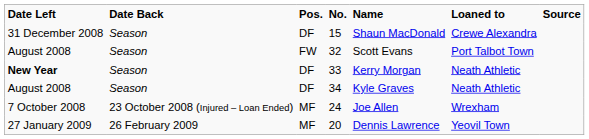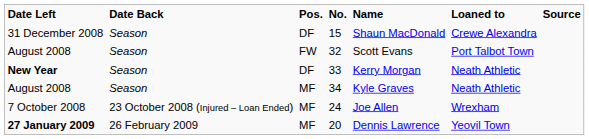(307, 88) DF -> (307, 88) MF
(50, 125) normal -> (51, 125) bold
